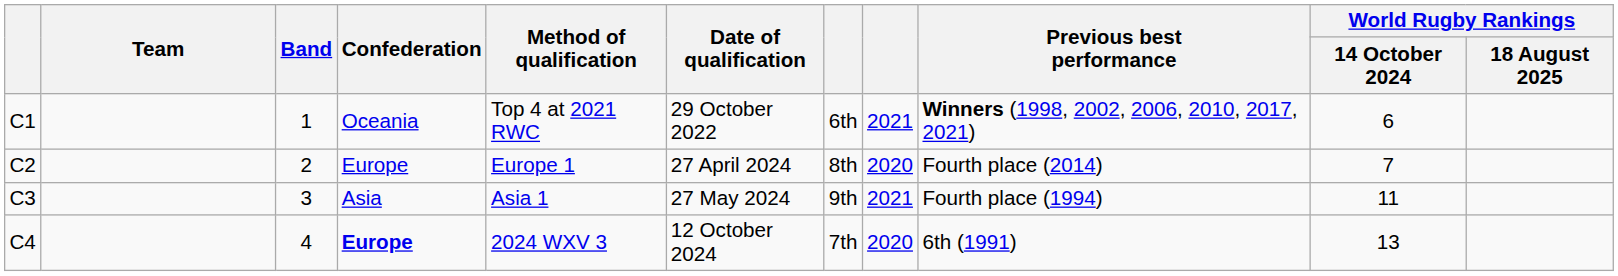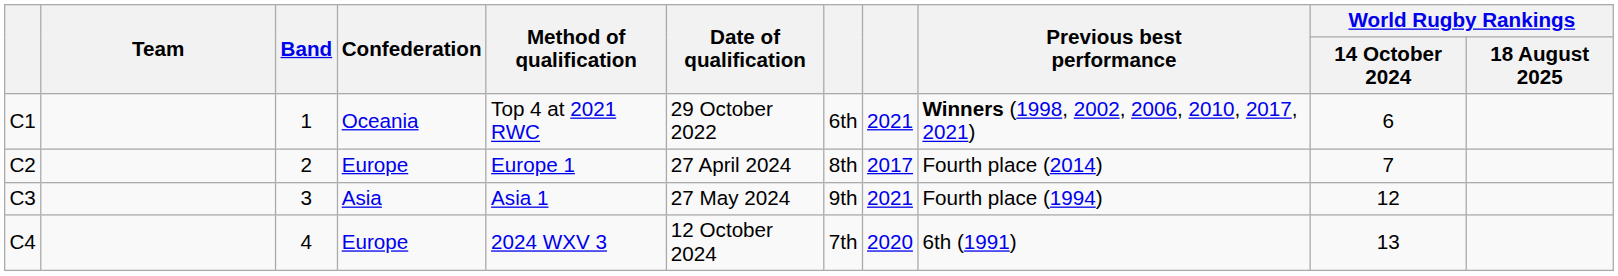(890, 165) 2020 -> (890, 165) 2017
(1388, 198) 11 -> (1388, 198) 12
(377, 242) bold -> (375, 242) normal
